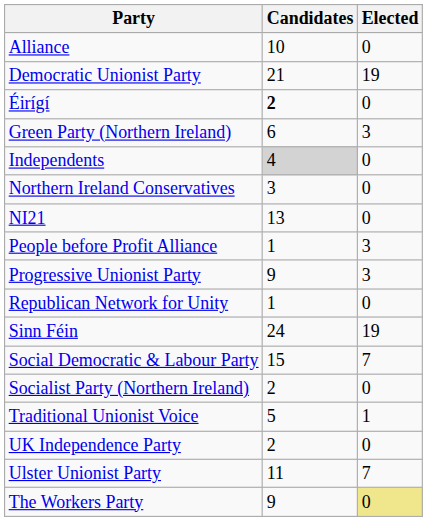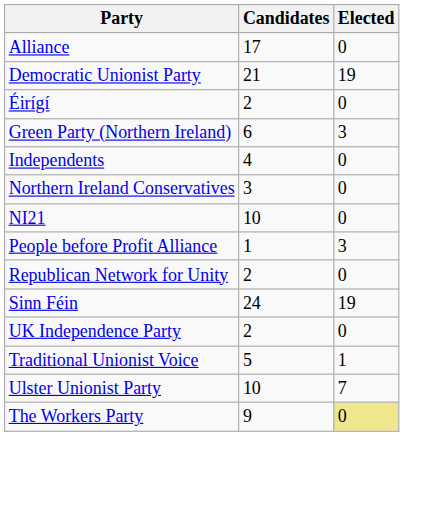(276, 47) 10 -> (252, 47) 17
(271, 103) bold -> (247, 103) normal
(271, 160) lightgrey background -> (247, 160) no background
(276, 217) 13 -> (252, 217) 10
- row: (105, 274)
(271, 302) 1 -> (247, 274) 2
- row: (134, 359)
- row: (129, 388)
rows swapped: (104, 416) <-> (95, 445)
(275, 473) 11 -> (252, 388) 10
